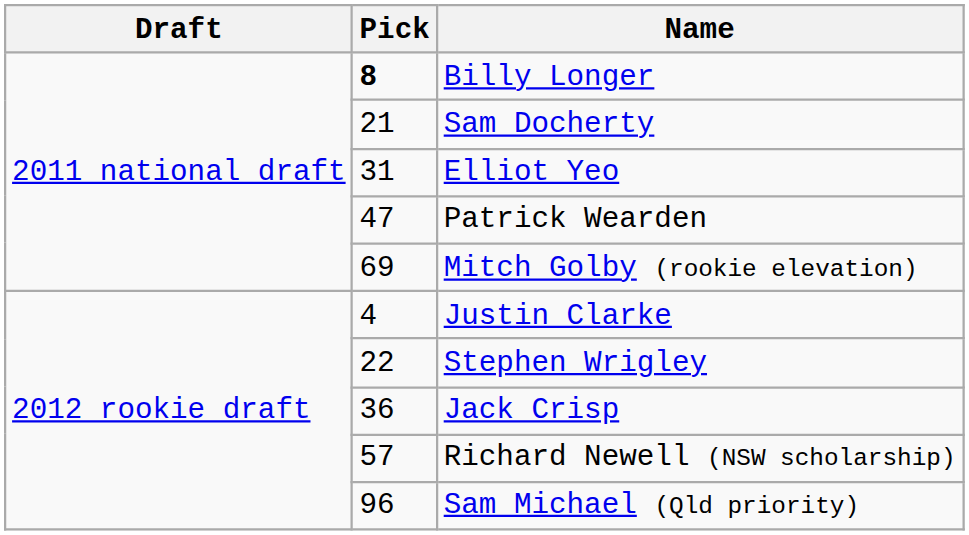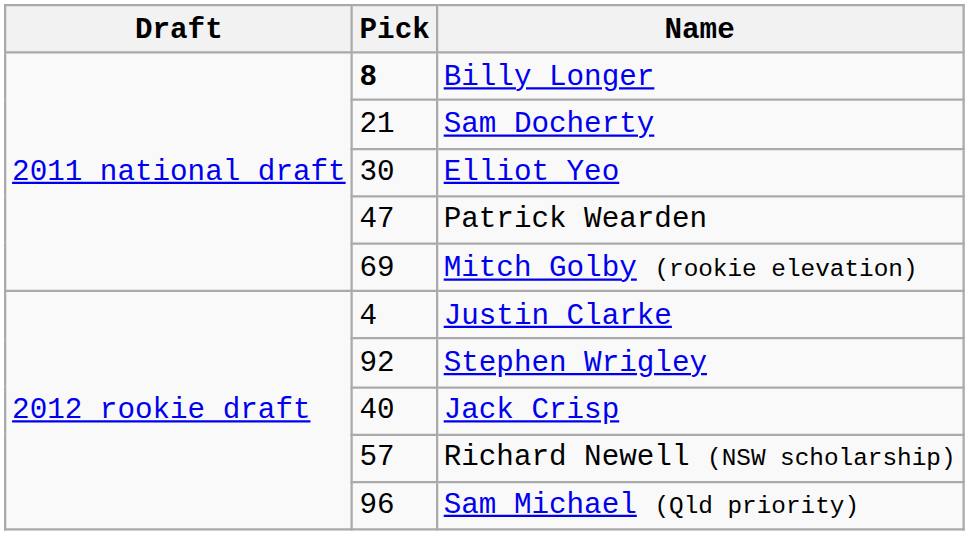(377, 172) 31 -> (377, 172) 30
(377, 363) 22 -> (377, 363) 92
(377, 410) 36 -> (377, 410) 40
